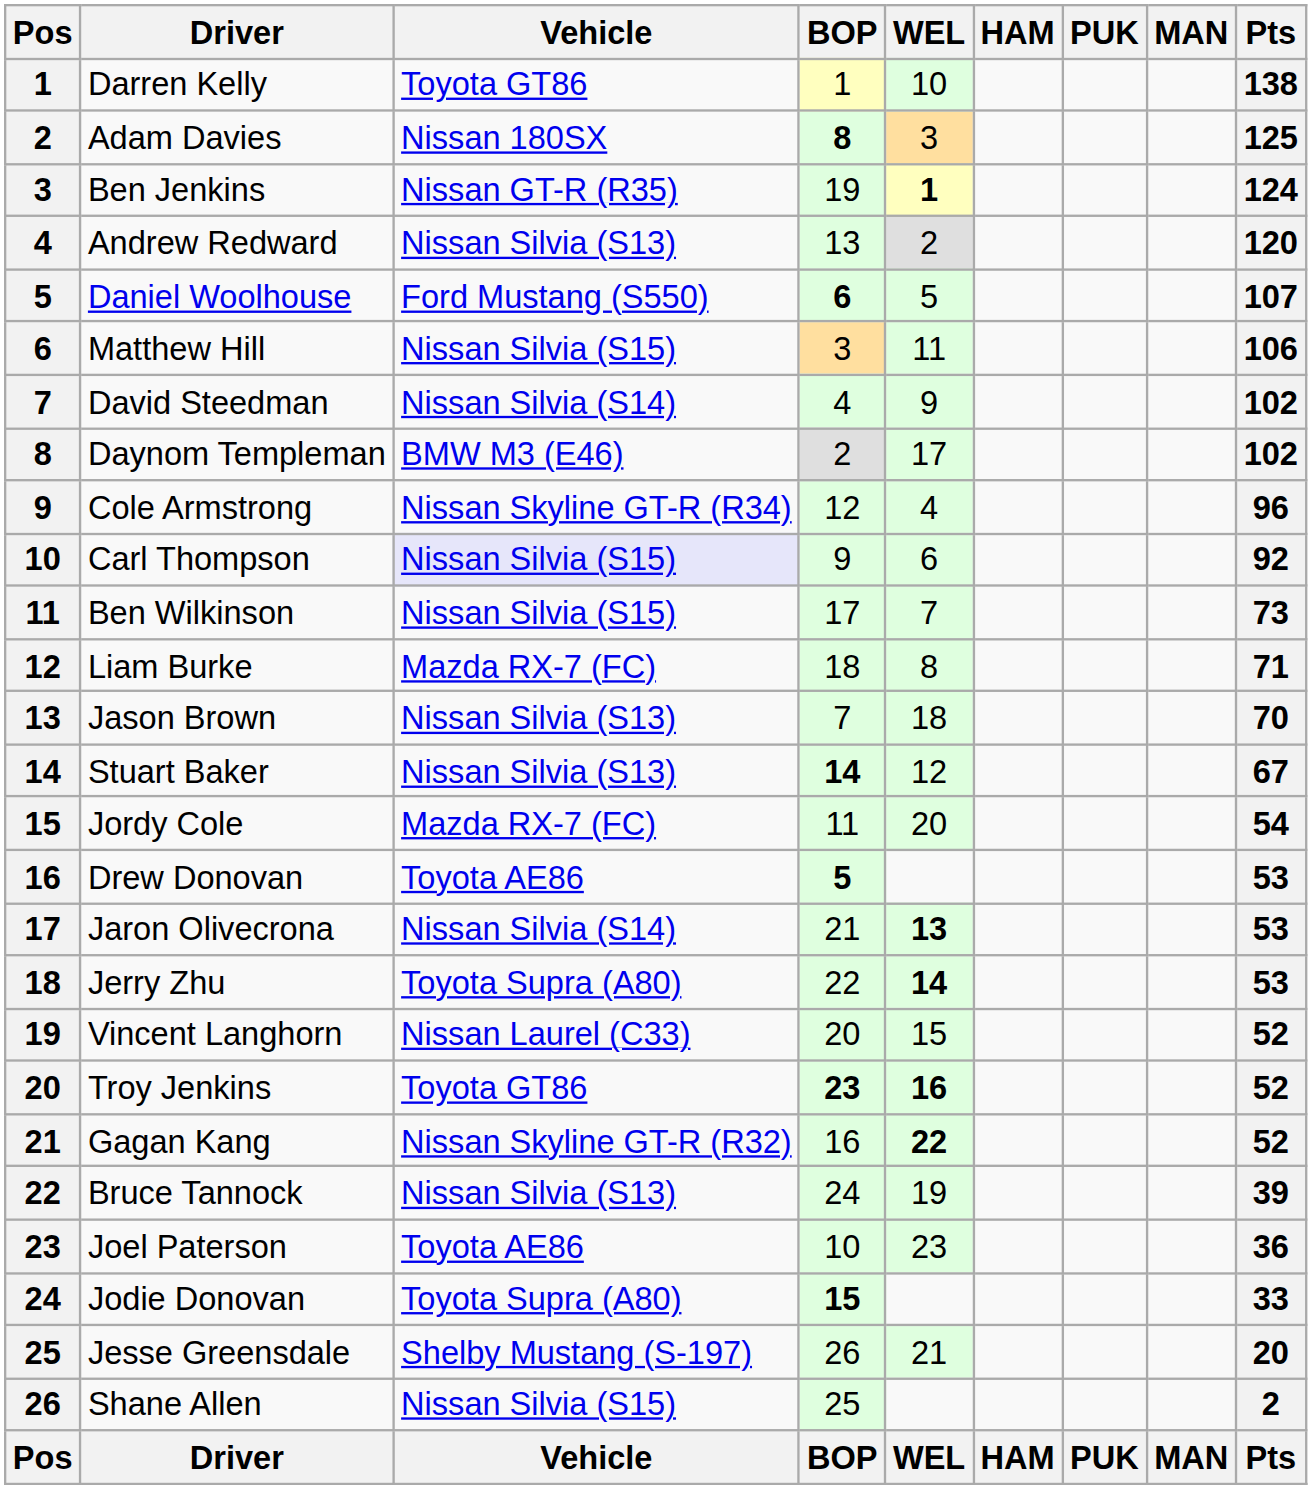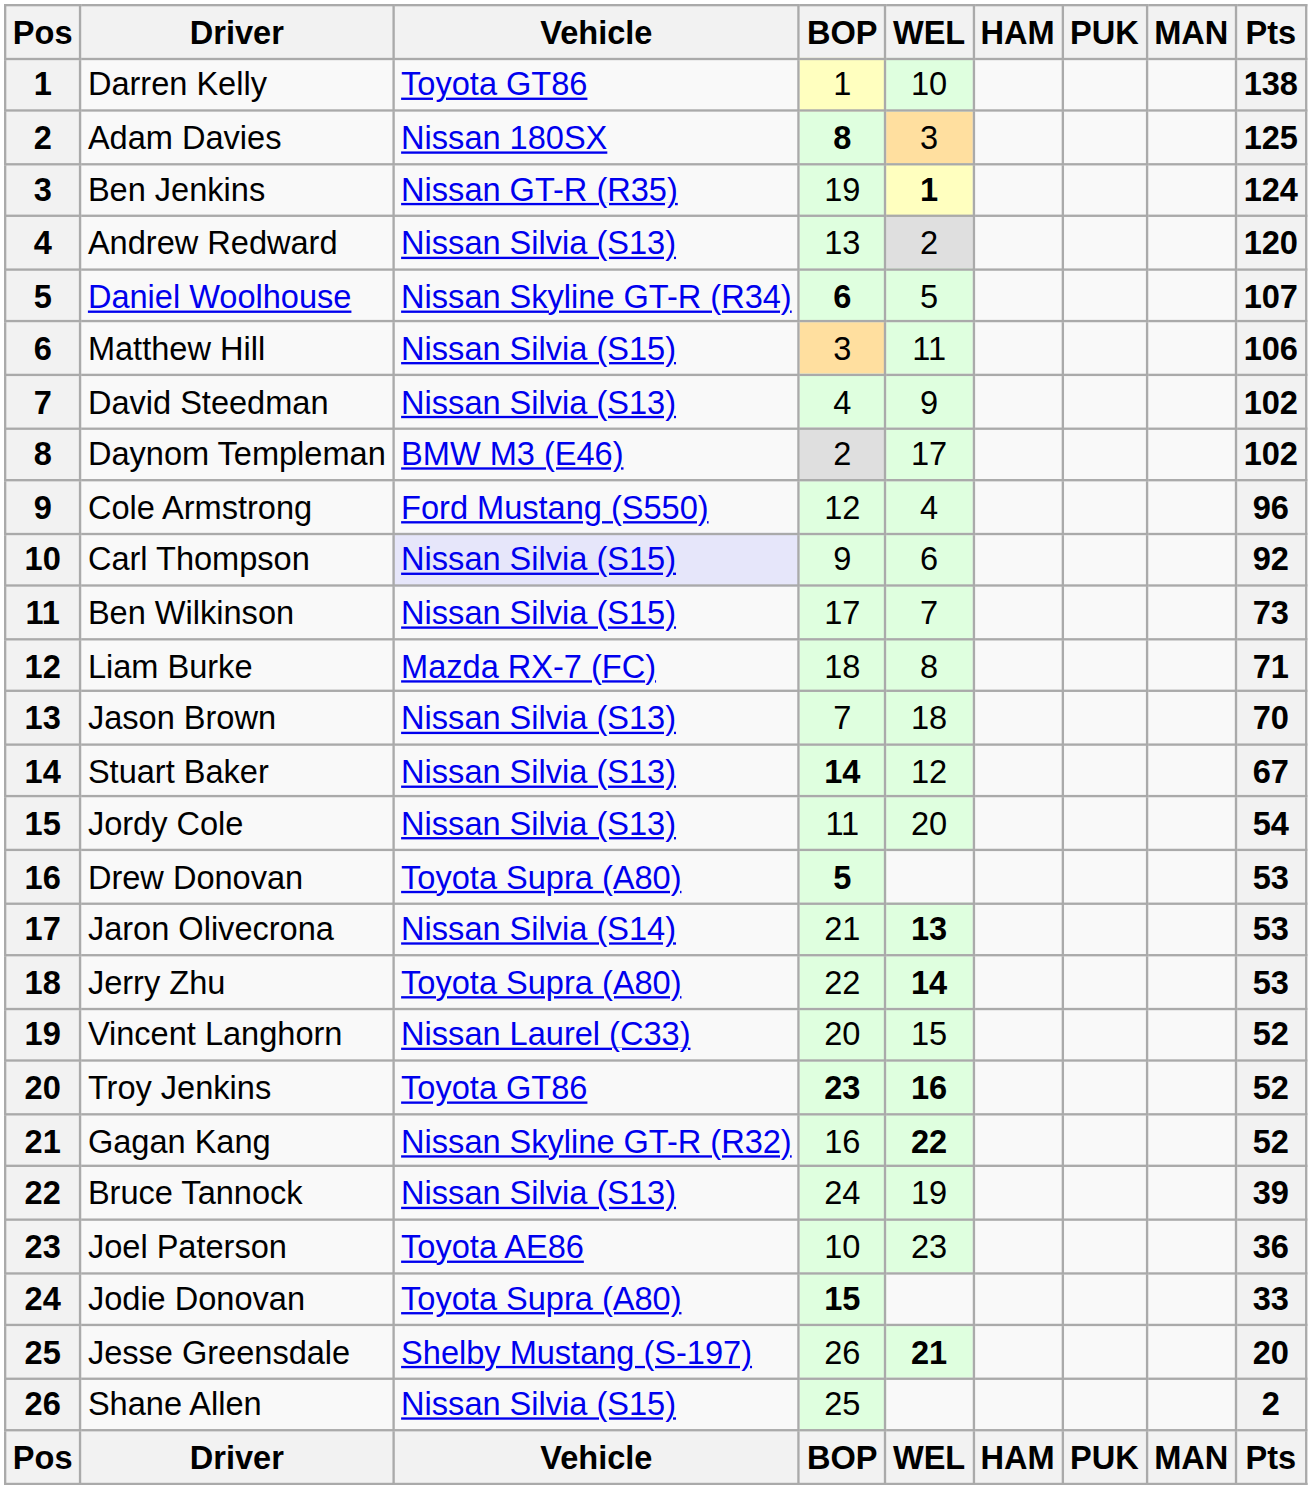(555, 295) Ford Mustang (S550) -> (596, 295) Nissan Skyline GT-R (R34)
(539, 401) Nissan Silvia (S14) -> (539, 401) Nissan Silvia (S13)
(596, 507) Nissan Skyline GT-R (R34) -> (555, 507) Ford Mustang (S550)
(529, 823) Mazda RX-7 (FC) -> (539, 823) Nissan Silvia (S13)
(492, 876) Toyota AE86 -> (541, 876) Toyota Supra (A80)
(929, 1351) normal -> (929, 1351) bold
